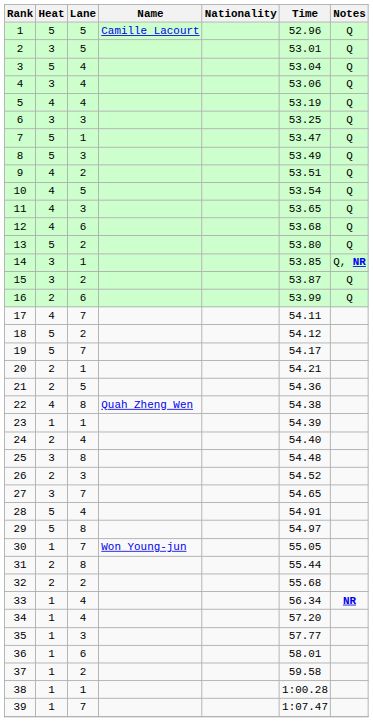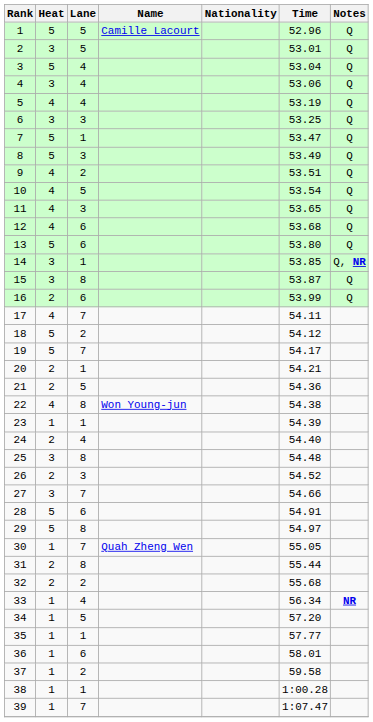(83, 245) 2 -> (83, 245) 6
(83, 280) 2 -> (83, 280) 8
(147, 405) Quah Zheng Wen -> (144, 405) Won Young-jun
(305, 494) 54.65 -> (305, 494) 54.66
(83, 512) 4 -> (83, 512) 6
(144, 547) Won Young-jun -> (147, 547) Quah Zheng Wen
(83, 618) 4 -> (83, 618) 5
(83, 636) 3 -> (83, 636) 1
